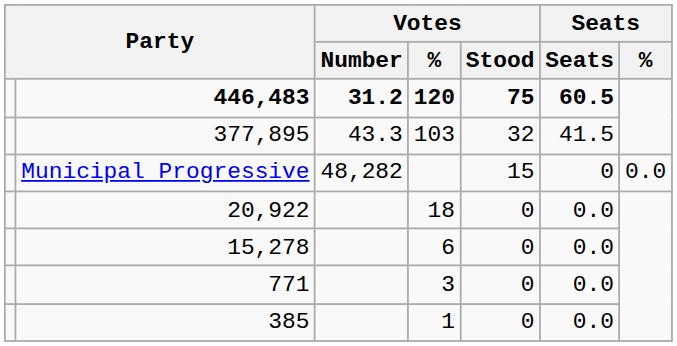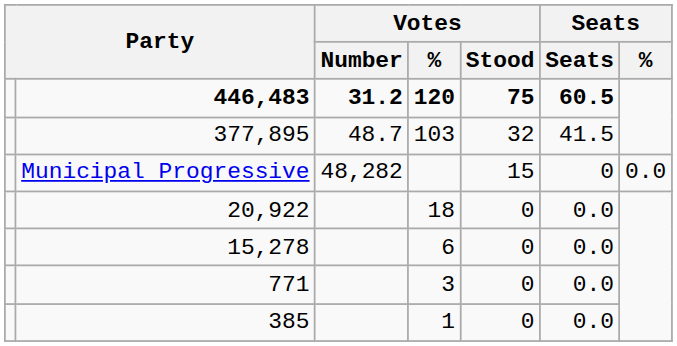(375, 135) 43.3 -> (375, 135) 48.7
